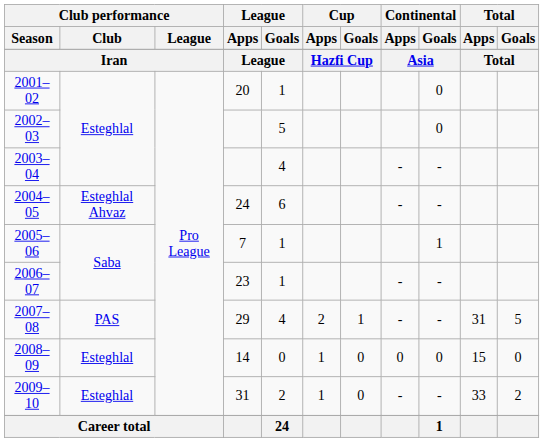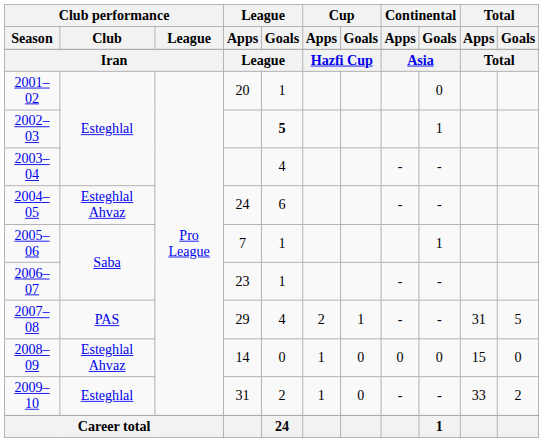(282, 128) normal -> (282, 128) bold
(439, 128) 0 -> (439, 128) 1
(107, 357) Esteghlal -> (107, 357) Esteghlal Ahvaz
